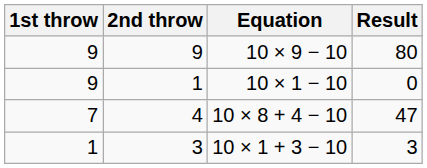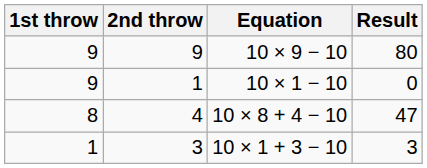(93, 115) 7 -> (93, 115) 8
